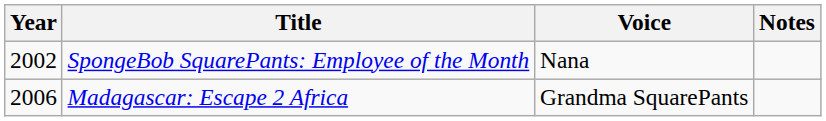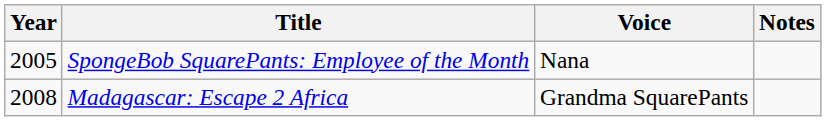(33, 60) 2002 -> (33, 60) 2005
(33, 97) 2006 -> (33, 97) 2008
